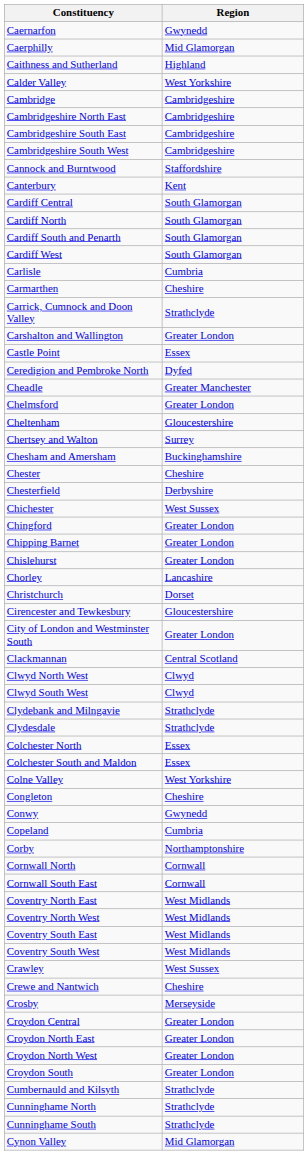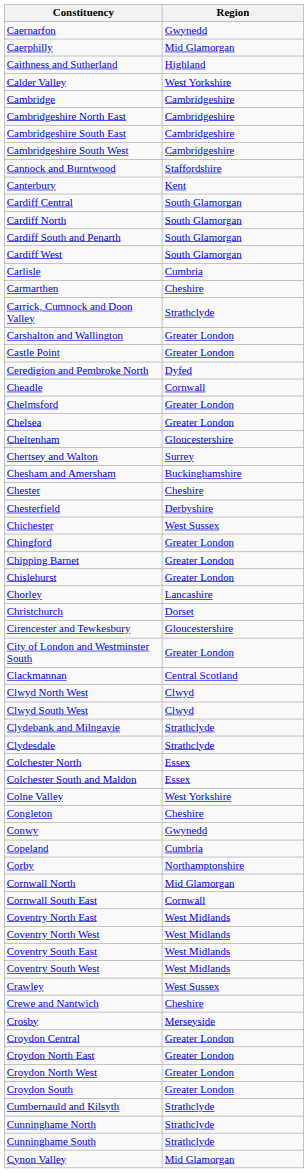(178, 353) Essex -> (199, 353) Greater London
(208, 387) Greater Manchester -> (185, 387) Cornwall
+ row: (24, 422)
(185, 865) Cornwall -> (200, 883) Mid Glamorgan
